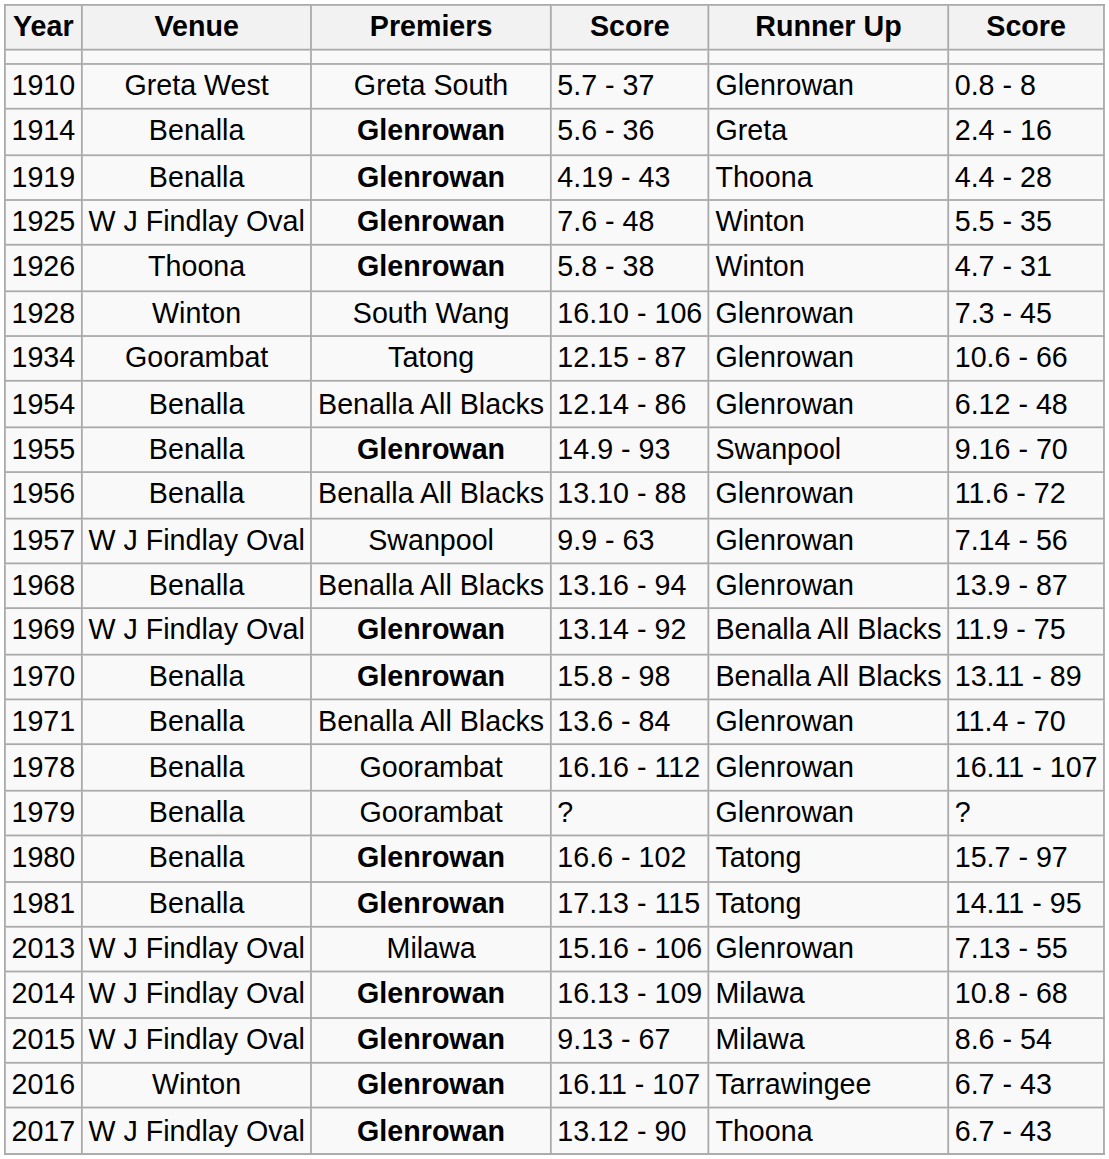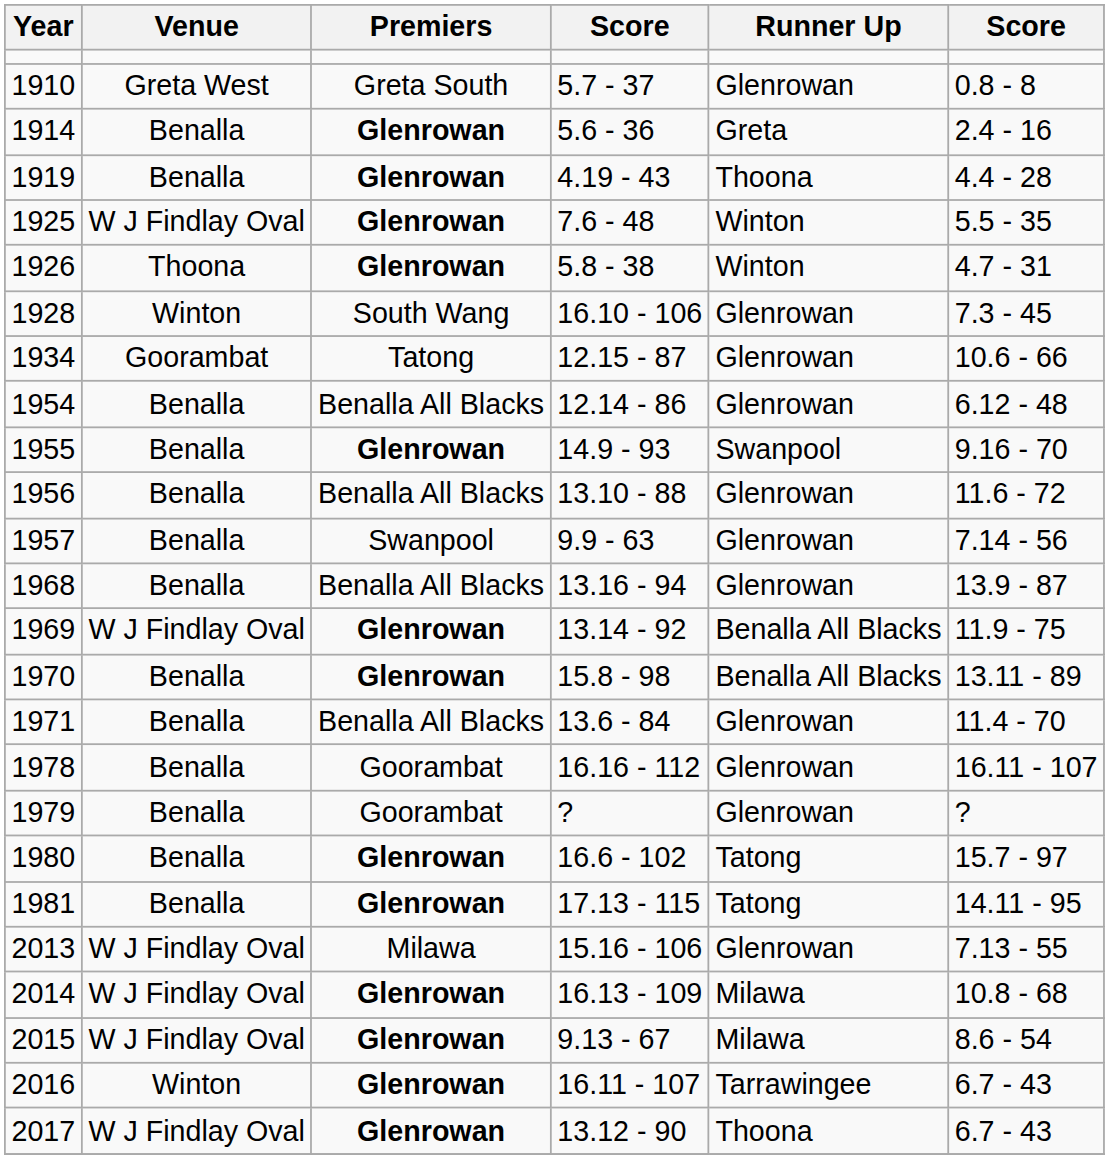(197, 540) W J Findlay Oval -> (197, 540) Benalla
